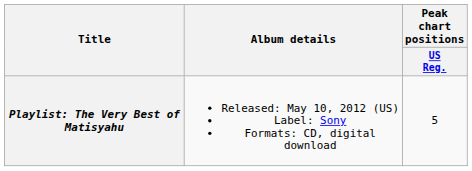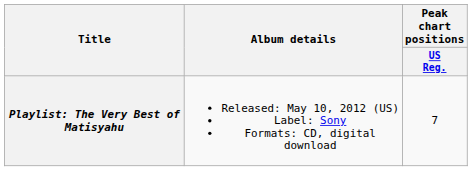(435, 121) 5 -> (435, 121) 7
